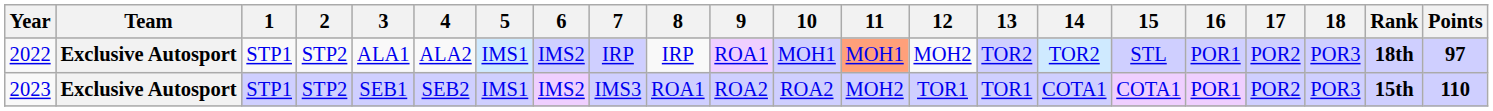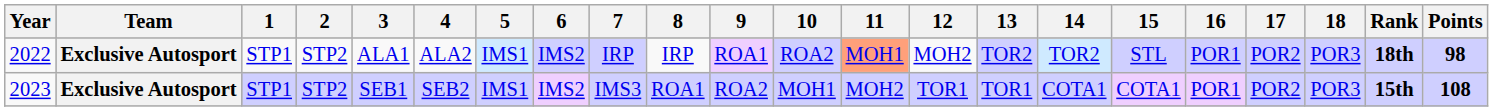(807, 54) MOH1 -> (807, 54) ROA2
(1455, 54) 97 -> (1455, 54) 98
(807, 88) ROA2 -> (807, 88) MOH1
(1455, 88) 110 -> (1455, 88) 108
